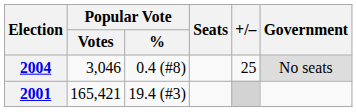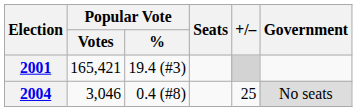rows swapped: (36, 93) <-> (36, 67)
